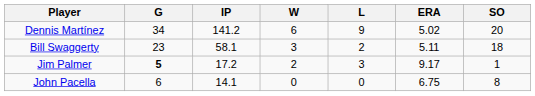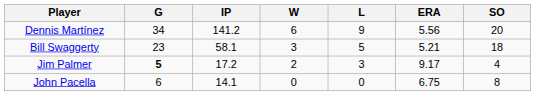(429, 30) 5.02 -> (429, 30) 5.56
(362, 47) 2 -> (362, 47) 5
(429, 47) 5.11 -> (429, 47) 5.21
(497, 64) 1 -> (497, 64) 4
